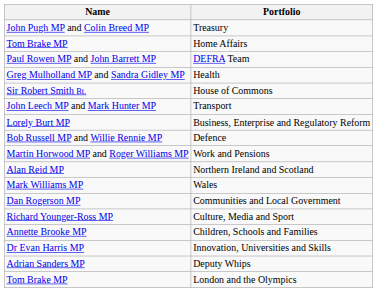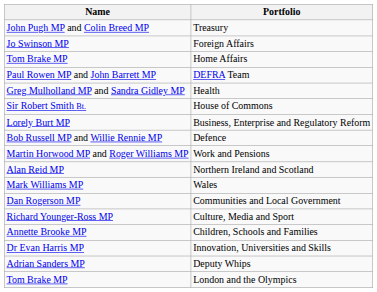+ row: (224, 43)
- row: (212, 106)
